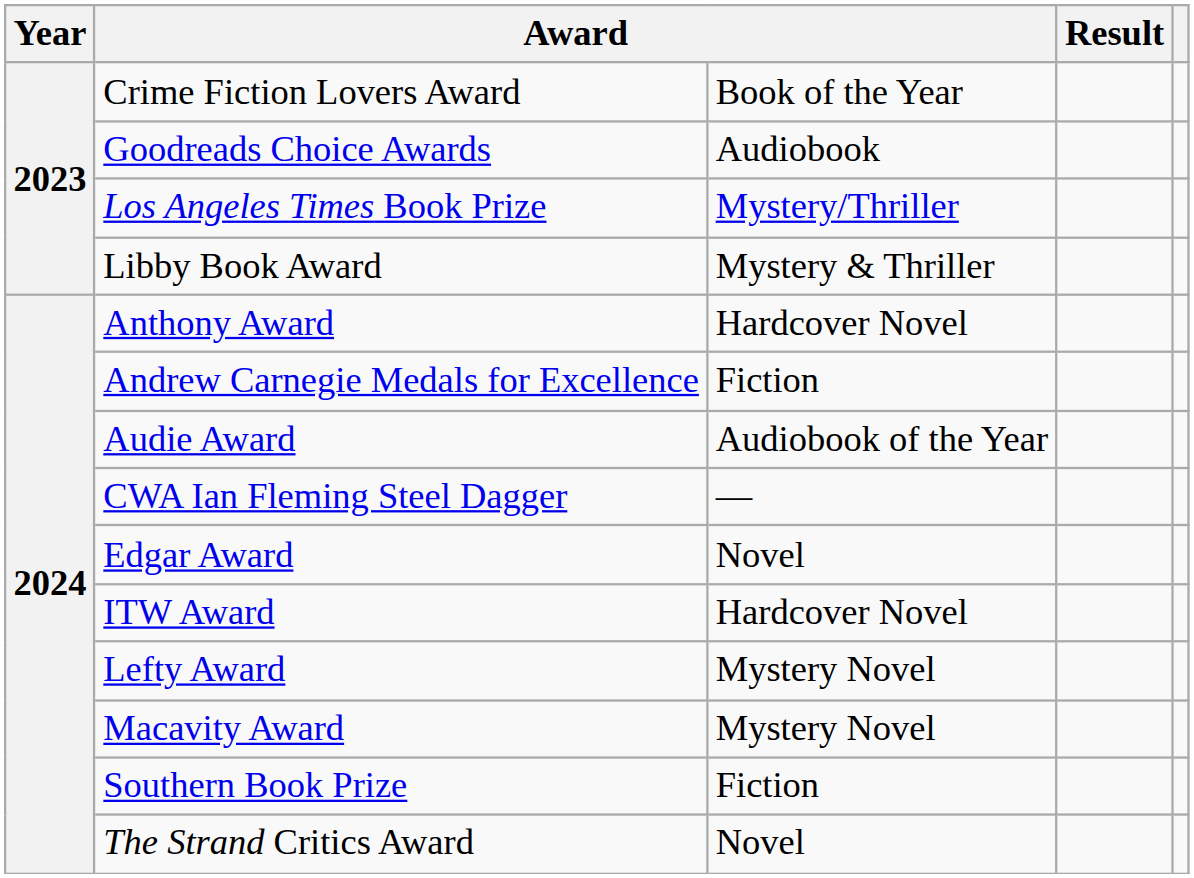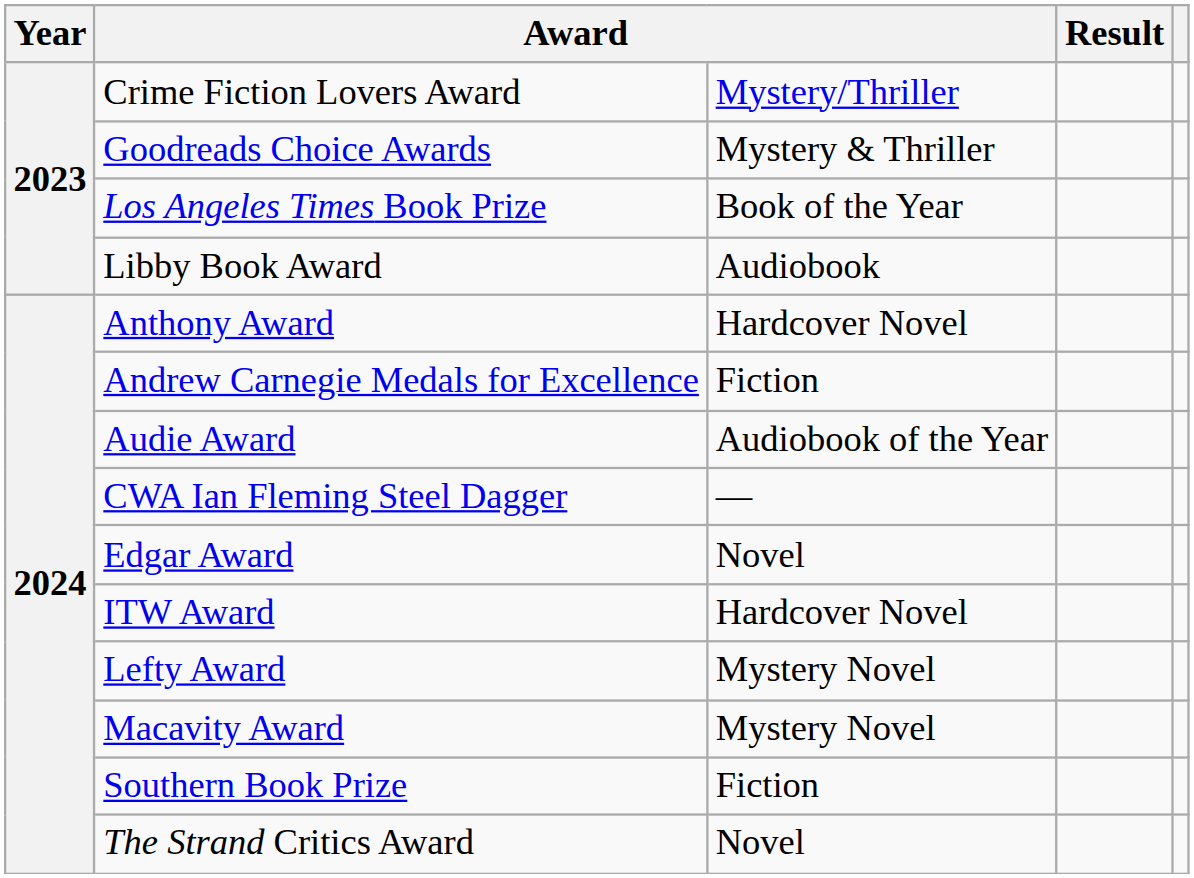(839, 91) Book of the Year -> (837, 91) Mystery/Thriller
(798, 149) Audiobook -> (855, 149) Mystery & Thriller
(837, 206) Mystery/Thriller -> (839, 206) Book of the Year
(855, 264) Mystery & Thriller -> (798, 264) Audiobook
